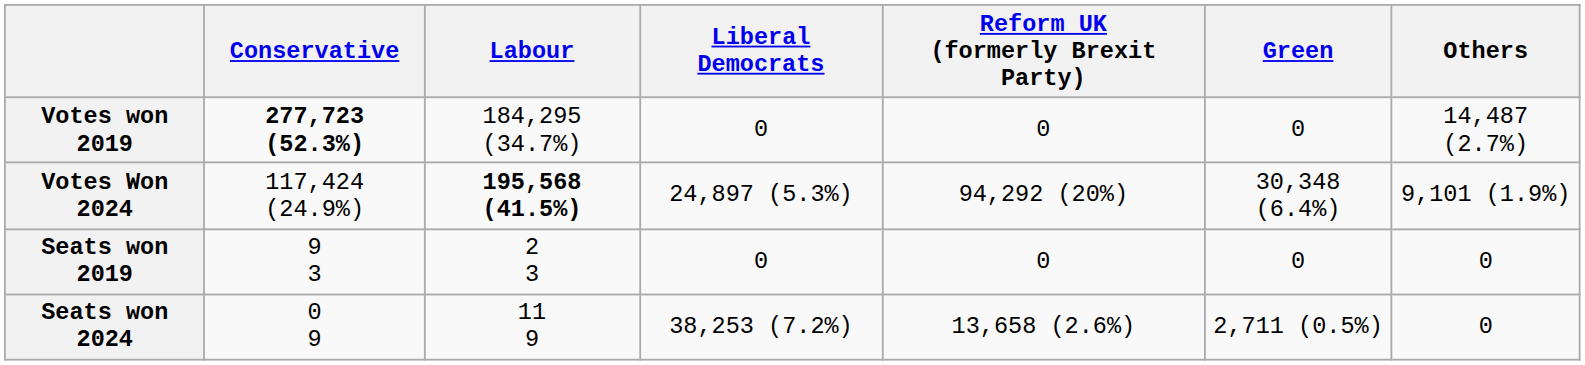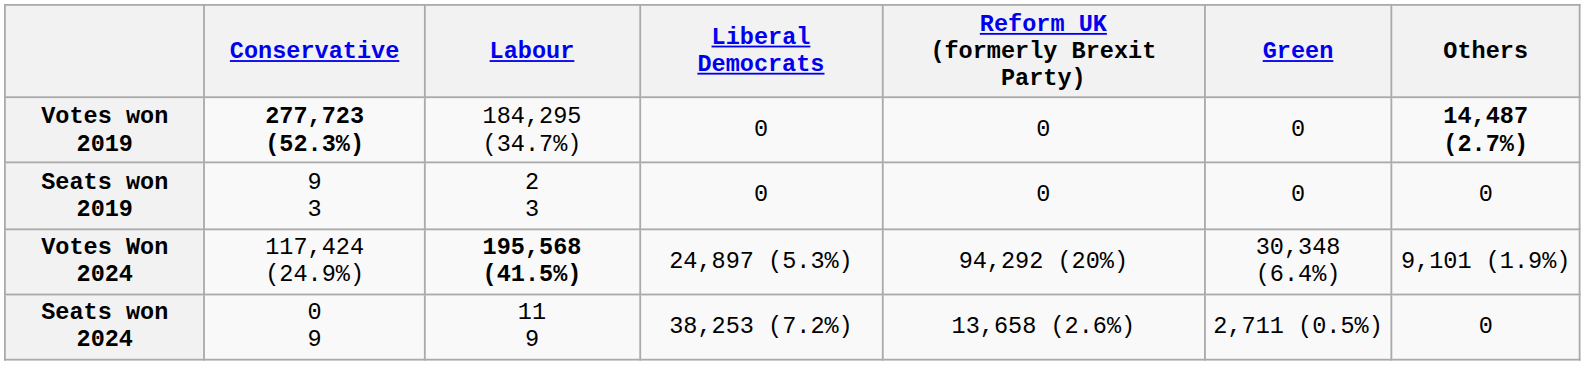(1486, 130) normal -> (1486, 130) bold
rows swapped: (105, 261) <-> (105, 196)
